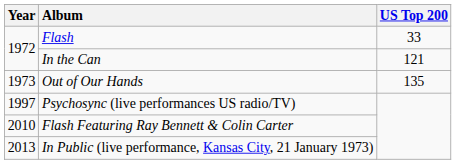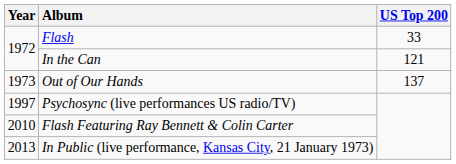(414, 81) 135 -> (414, 81) 137
